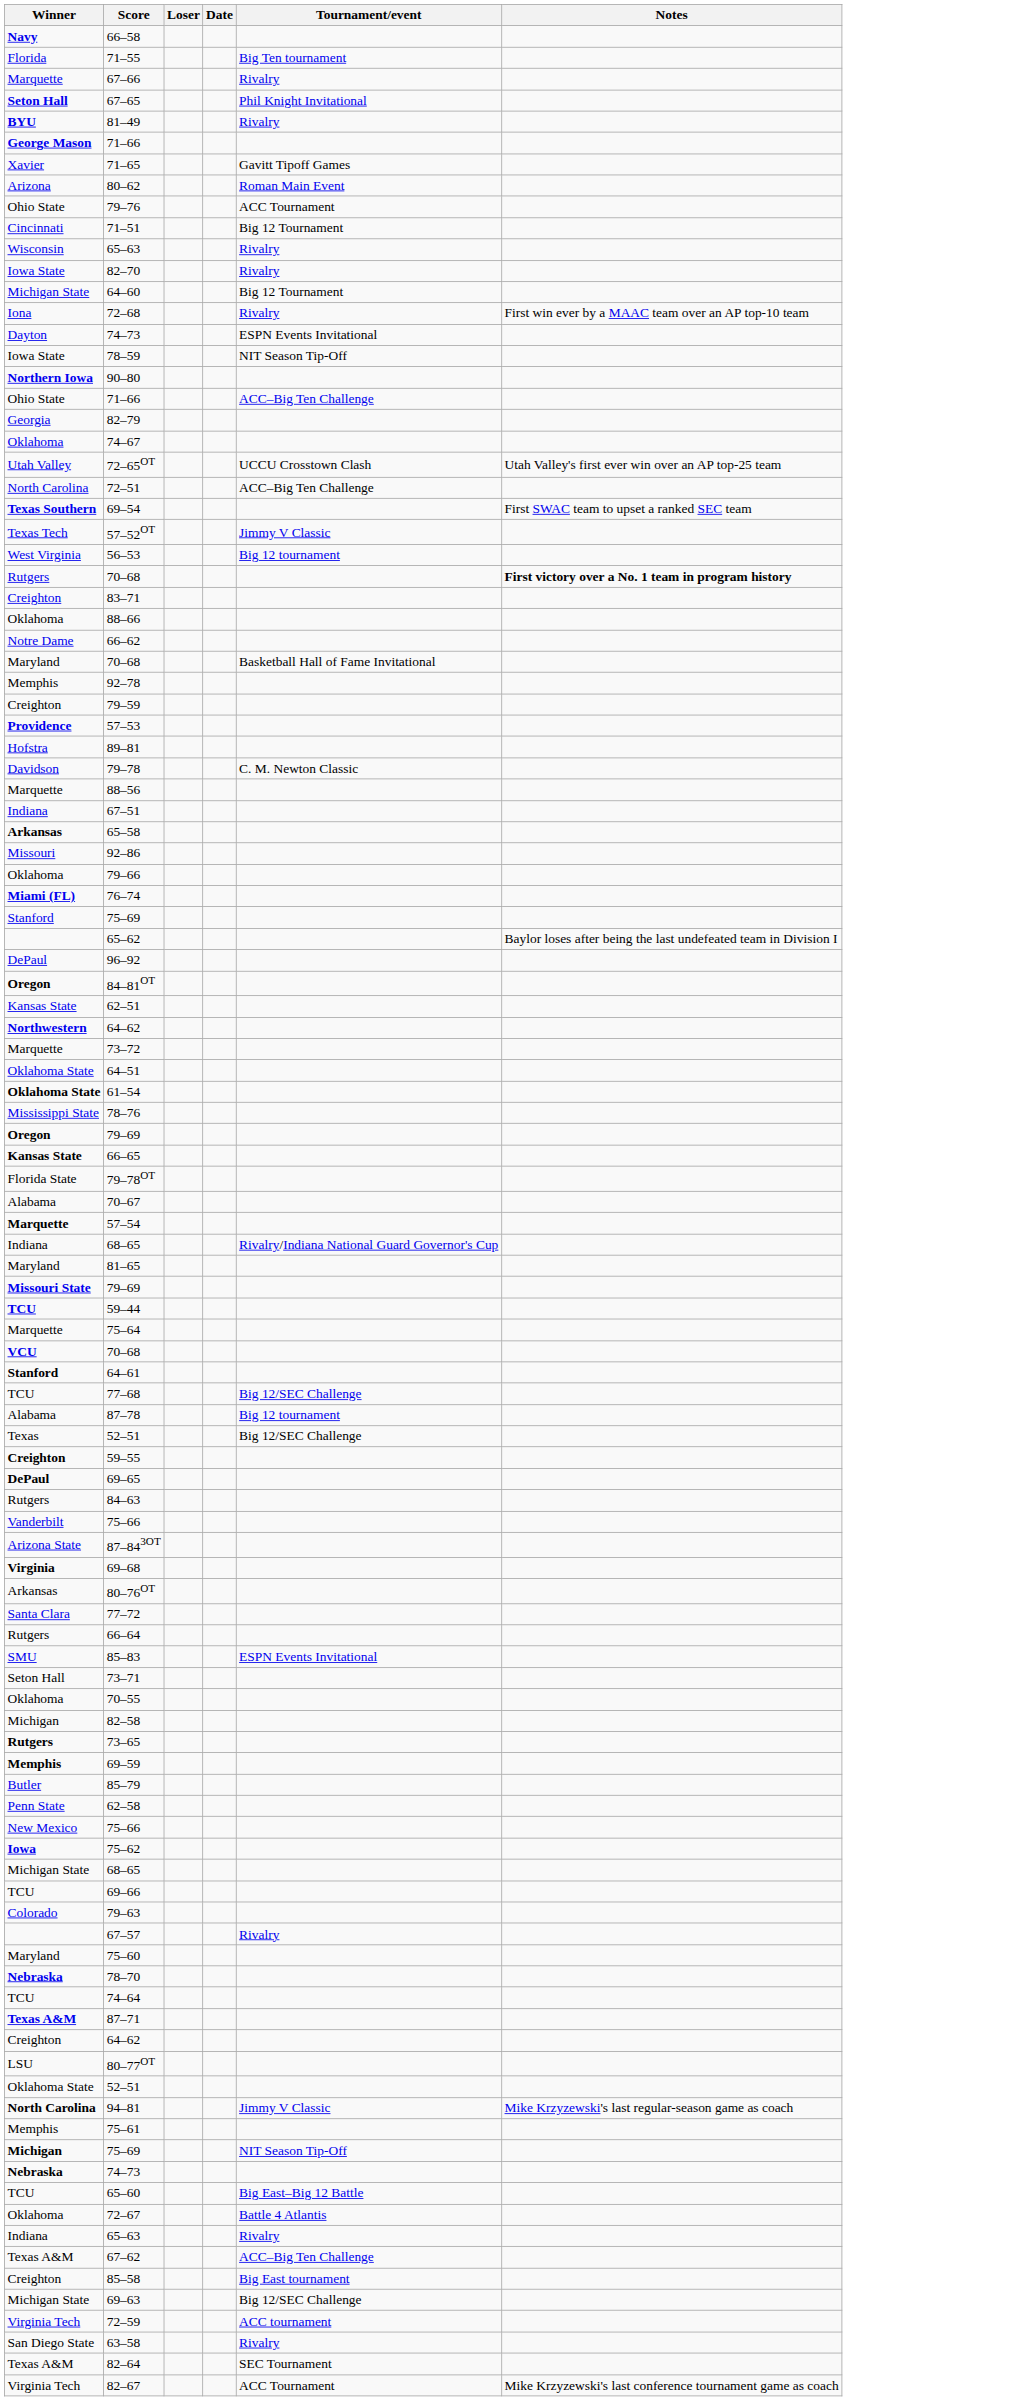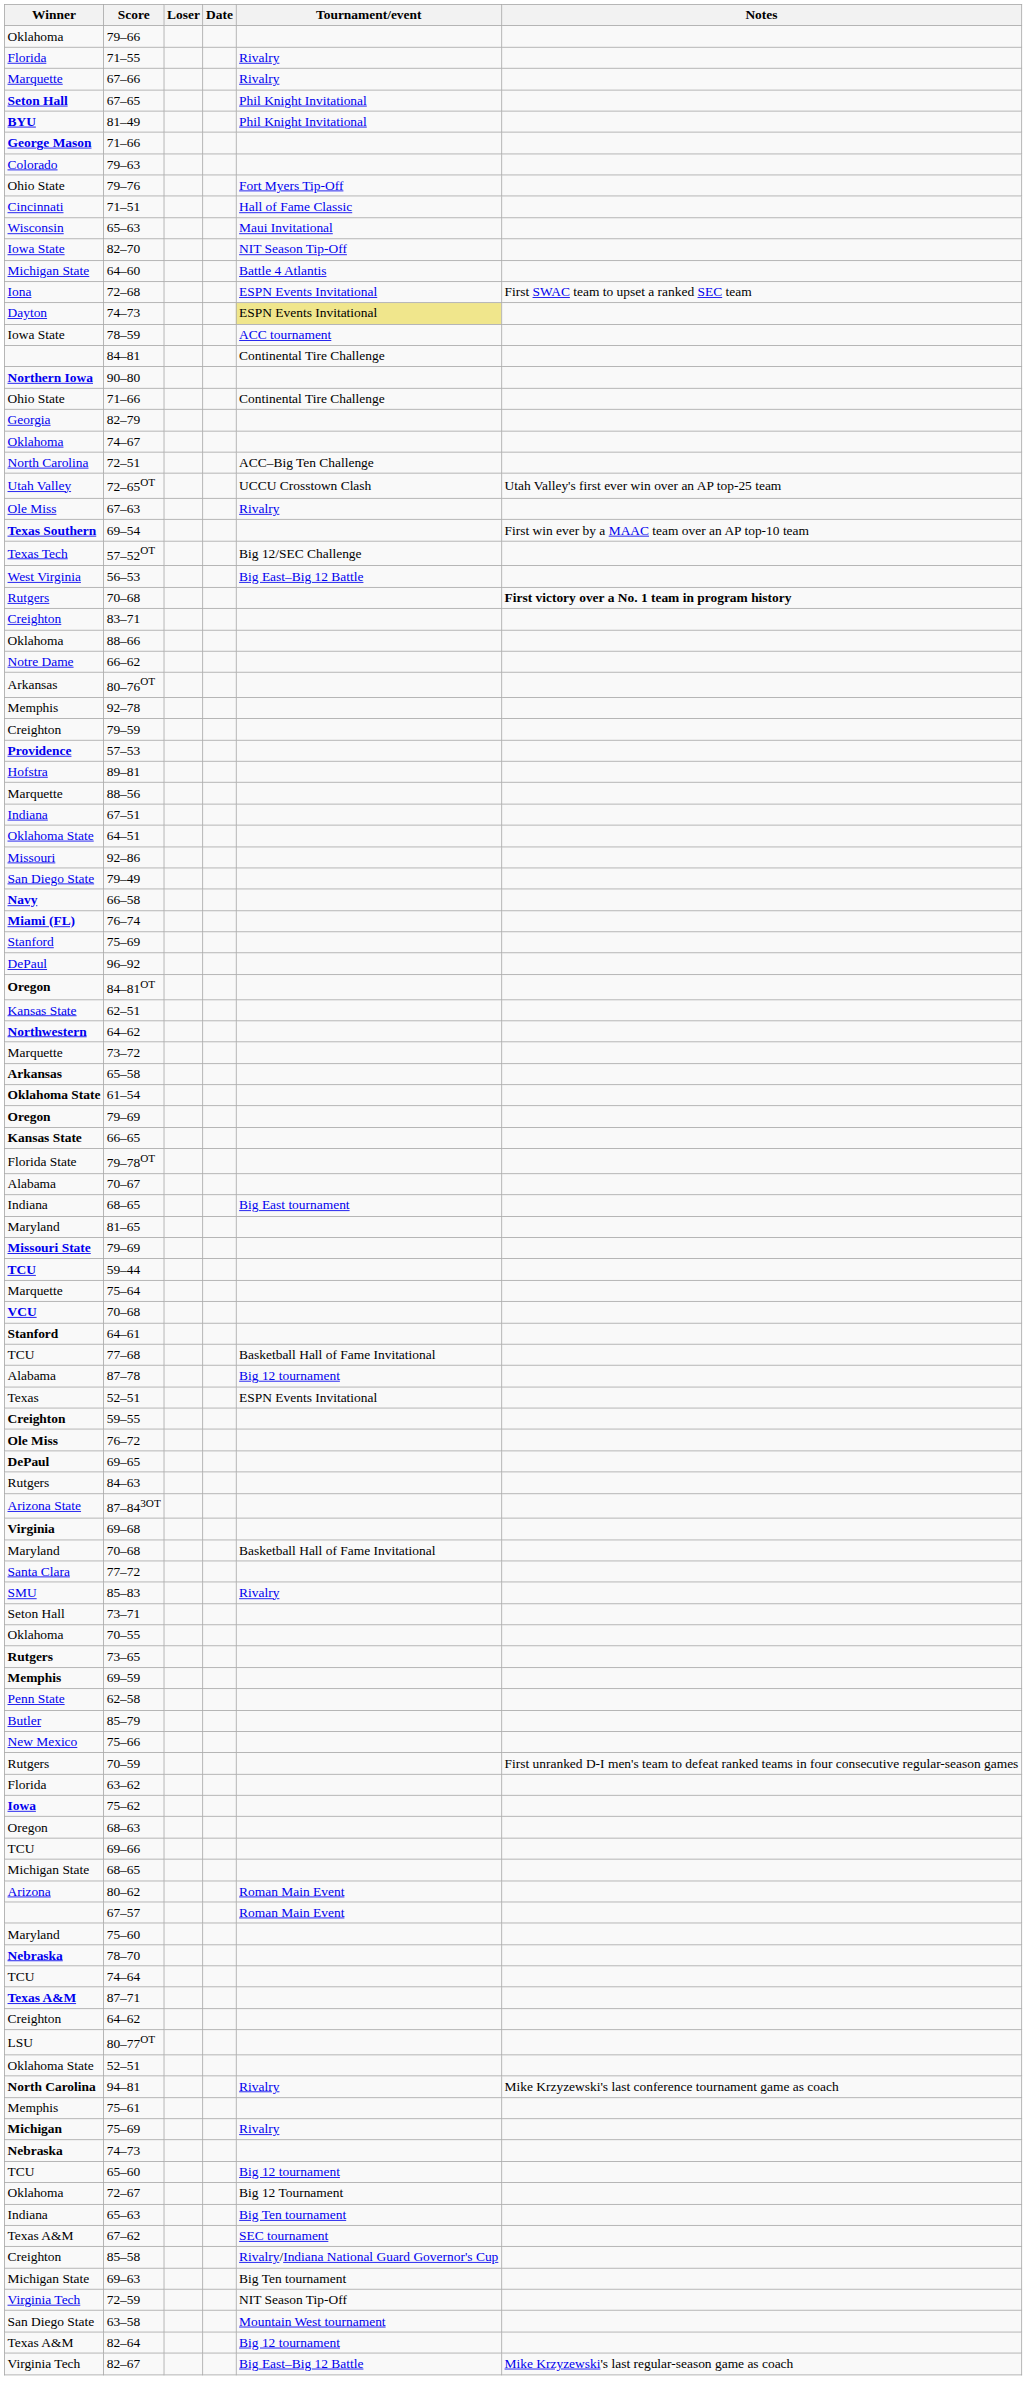rows swapped: (22, 36) <-> (36, 875)
(293, 57) Big Ten tournament -> (259, 57) Rivalry
(259, 121) Rivalry -> (303, 121) Phil Knight Invitational
- row: (26, 164)
rows swapped: (29, 185) <-> (33, 1912)
(287, 206) ACC Tournament -> (291, 185) Fort Myers Tip-Off
(291, 228) Big 12 Tournament -> (296, 206) Hall of Fame Classic
(259, 249) Rivalry -> (286, 228) Maui Invitational
(259, 270) Rivalry -> (293, 249) NIT Season Tip-Off
(291, 292) Big 12 Tournament -> (283, 270) Battle 4 Atlantis
(259, 313) Rivalry -> (308, 292) ESPN Events Invitational
(657, 313) First win ever by a MAAC team over an AP top-10 team -> (628, 292) First SWAC team to upset a ranked SEC team
(308, 334) no background -> (308, 313) khaki background
(293, 356) NIT Season Tip-Off -> (285, 334) ACC tournament
+ row: (54, 356)
(306, 398) ACC–Big Ten Challenge -> (312, 398) Continental Tire Challenge
rows swapped: (48, 487) <-> (39, 464)
+ row: (32, 509)
(628, 509) First SWAC team to upset a ranked SEC team -> (657, 530) First win ever by a MAAC team over an AP top-10 team
(285, 532) Jimmy V Classic -> (300, 553) Big 12/SEC Challenge
(290, 555) Big 12 tournament -> (301, 576) Big East–Big 12 Battle
rows swapped: (34, 661) <-> (33, 1591)
- row: (33, 768)
rows swapped: (51, 1070) <-> (35, 832)
+ row: (51, 878)
- row: (54, 939)
- row: (53, 1113)
- row: (38, 1223)
(369, 1244) Rivalry/Indiana National Guard Governor's Cup -> (294, 1205) Big East tournament
(300, 1393) Big 12/SEC Challenge -> (337, 1354) Basketball Hall of Fame Invitational
(300, 1436) Big 12/SEC Challenge -> (308, 1397) ESPN Events Invitational
+ row: (33, 1440)
- row: (36, 1521)
- row: (28, 1635)
(308, 1656) ESPN Events Invitational -> (259, 1592) Rivalry
- row: (33, 1720)
rows swapped: (24, 1784) <-> (36, 1806)
+ row: (28, 1763)
+ row: (27, 1784)
+ row: (28, 1827)
rows swapped: (48, 1870) <-> (21, 1891)
(259, 1934) Rivalry -> (292, 1912) Roman Main Event
(285, 2108) Jimmy V Classic -> (259, 2086) Rivalry
(649, 2108) Mike Krzyzewski's last regular-season game as coach -> (672, 2086) Mike Krzyzewski's last conference tournament game as coach
(293, 2150) NIT Season Tip-Off -> (259, 2129) Rivalry
(301, 2193) Big East–Big 12 Battle -> (290, 2172) Big 12 tournament
(283, 2214) Battle 4 Atlantis -> (291, 2193) Big 12 Tournament
(259, 2236) Rivalry -> (293, 2214) Big Ten tournament
(306, 2257) ACC–Big Ten Challenge -> (284, 2236) SEC tournament
(294, 2278) Big East tournament -> (369, 2257) Rivalry/Indiana National Guard Governor's Cup
(300, 2299) Big 12/SEC Challenge -> (293, 2278) Big Ten tournament
(285, 2321) ACC tournament -> (293, 2299) NIT Season Tip-Off
(259, 2342) Rivalry -> (312, 2321) Mountain West tournament
(285, 2363) SEC Tournament -> (290, 2342) Big 12 tournament
(287, 2385) ACC Tournament -> (301, 2363) Big East–Big 12 Battle
(672, 2385) Mike Krzyzewski's last conference tournament game as coach -> (649, 2363) Mike Krzyzewski's last regular-season game as coach
